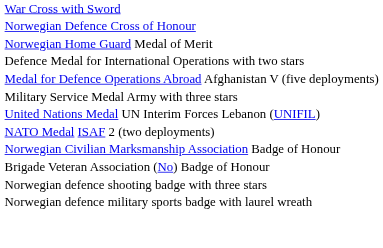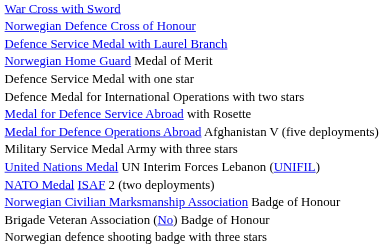+ row: (116, 43)
+ row: (99, 79)
+ row: (128, 114)
- row: (158, 202)
